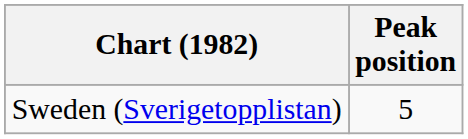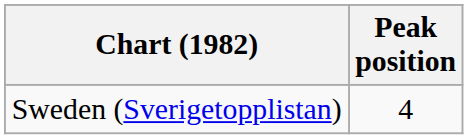(406, 108) 5 -> (406, 108) 4
